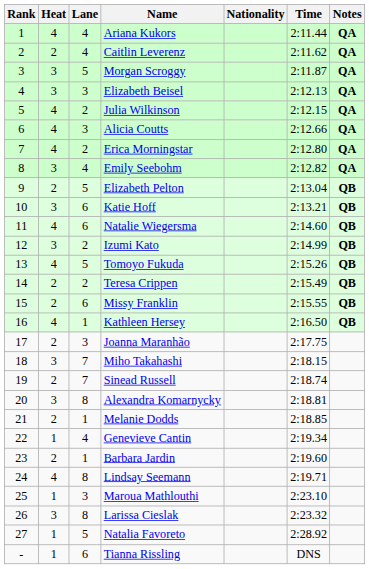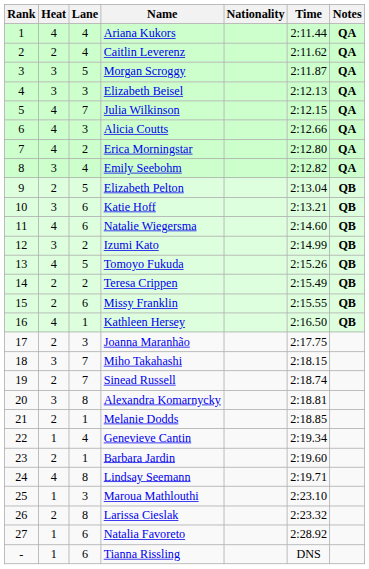(85, 110) 2 -> (85, 110) 7
(54, 515) 3 -> (54, 515) 2
(85, 534) 5 -> (85, 534) 6
